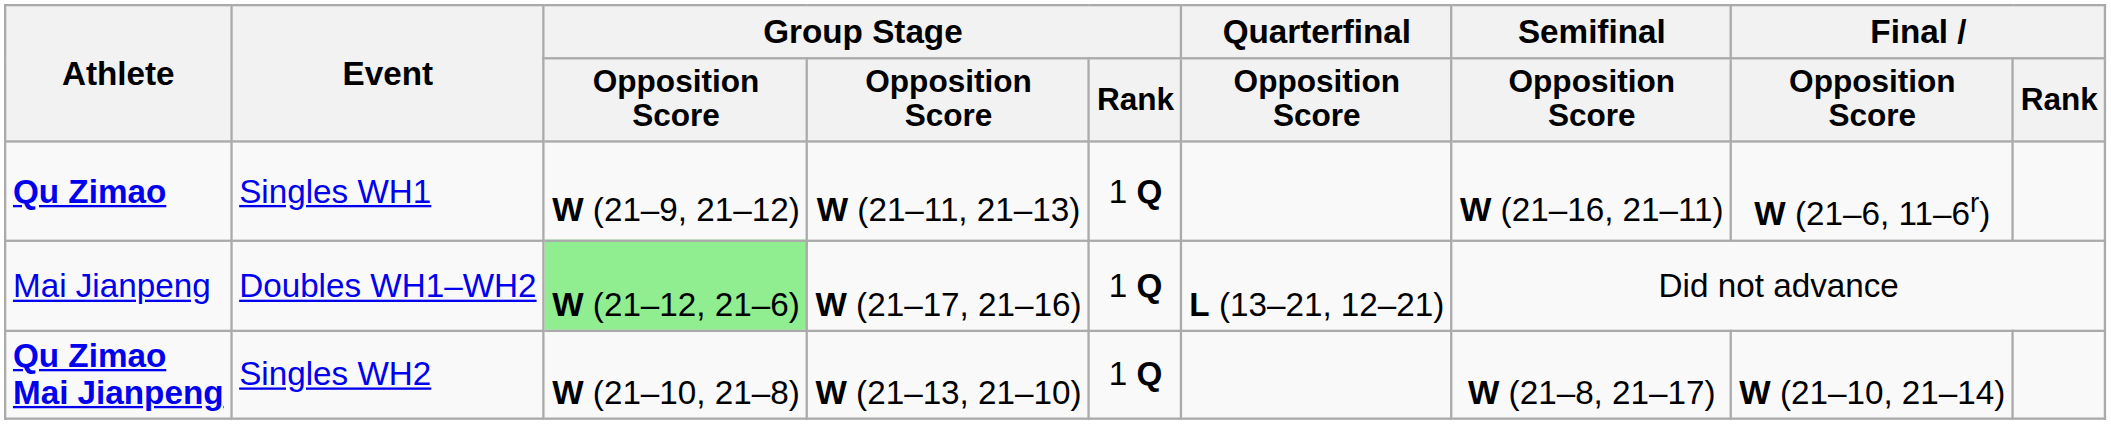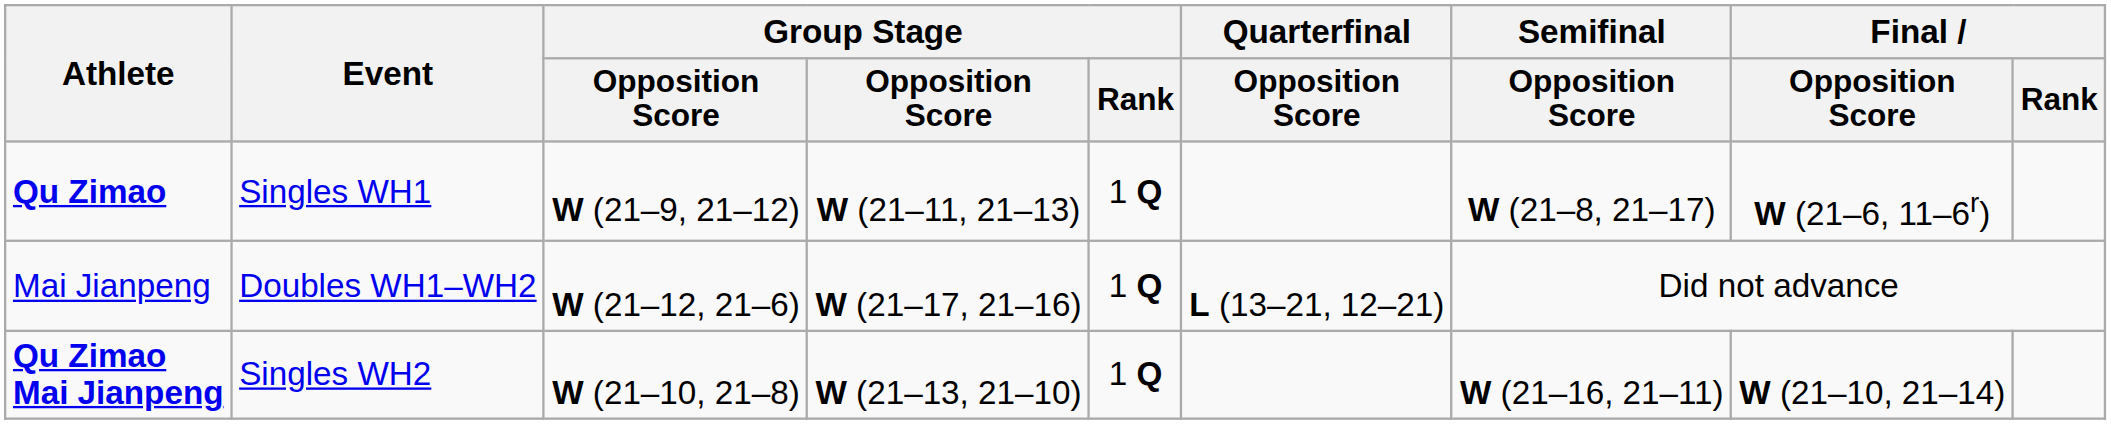(1592, 210) W (21–16, 21–11) -> (1592, 210) W (21–8, 21–17)
(676, 304) lightgreen background -> (676, 304) no background
(1592, 393) W (21–8, 21–17) -> (1592, 393) W (21–16, 21–11)
